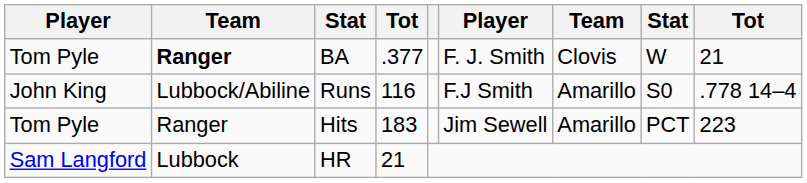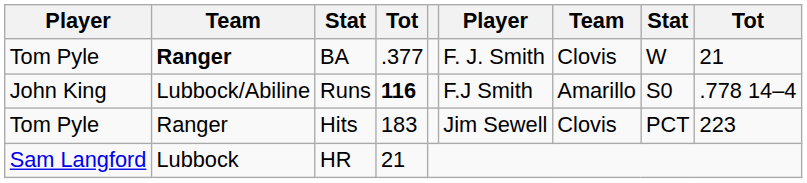(398, 90) normal -> (398, 90) bold
(597, 125) Amarillo -> (587, 125) Clovis
